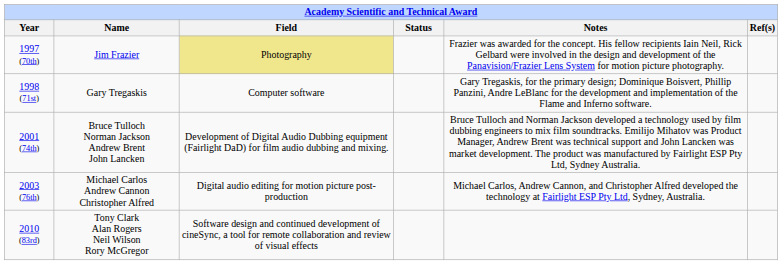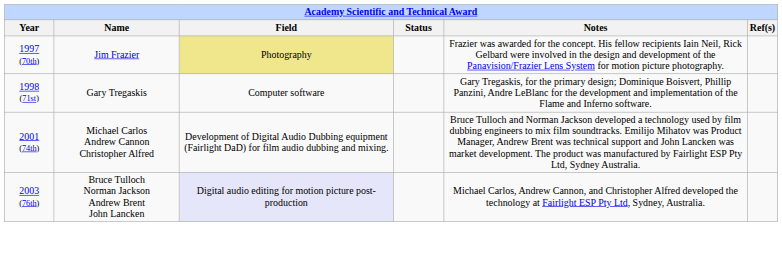(117, 142) Bruce Tulloch Norman Jackson Andrew Brent John Lancken -> (117, 142) Michael Carlos Andrew Cannon Christopher Alfred
(117, 191) Michael Carlos Andrew Cannon Christopher Alfred -> (117, 197) Bruce Tulloch Norman Jackson Andrew Brent John Lancken
(286, 191) no background -> (286, 197) lavender background
- row: (29, 235)
